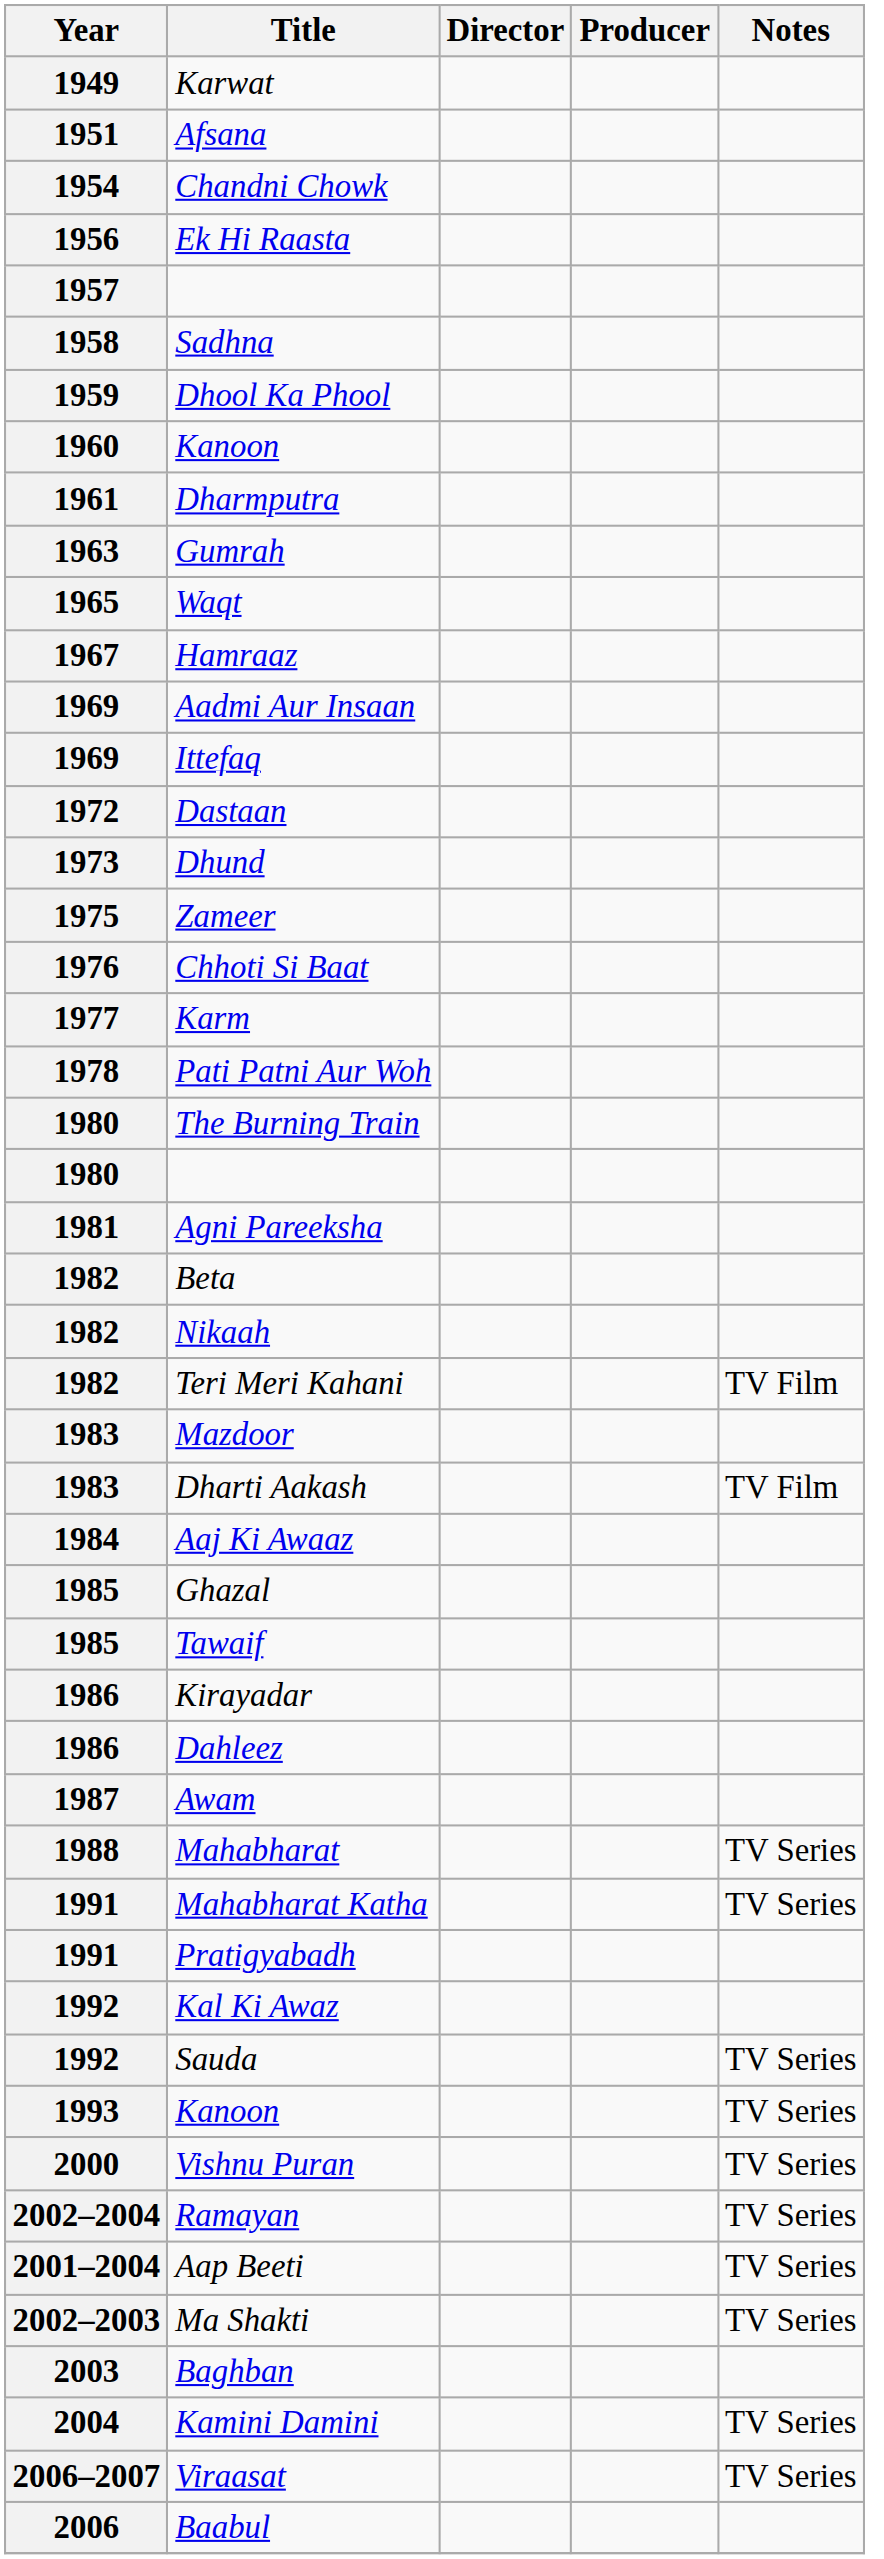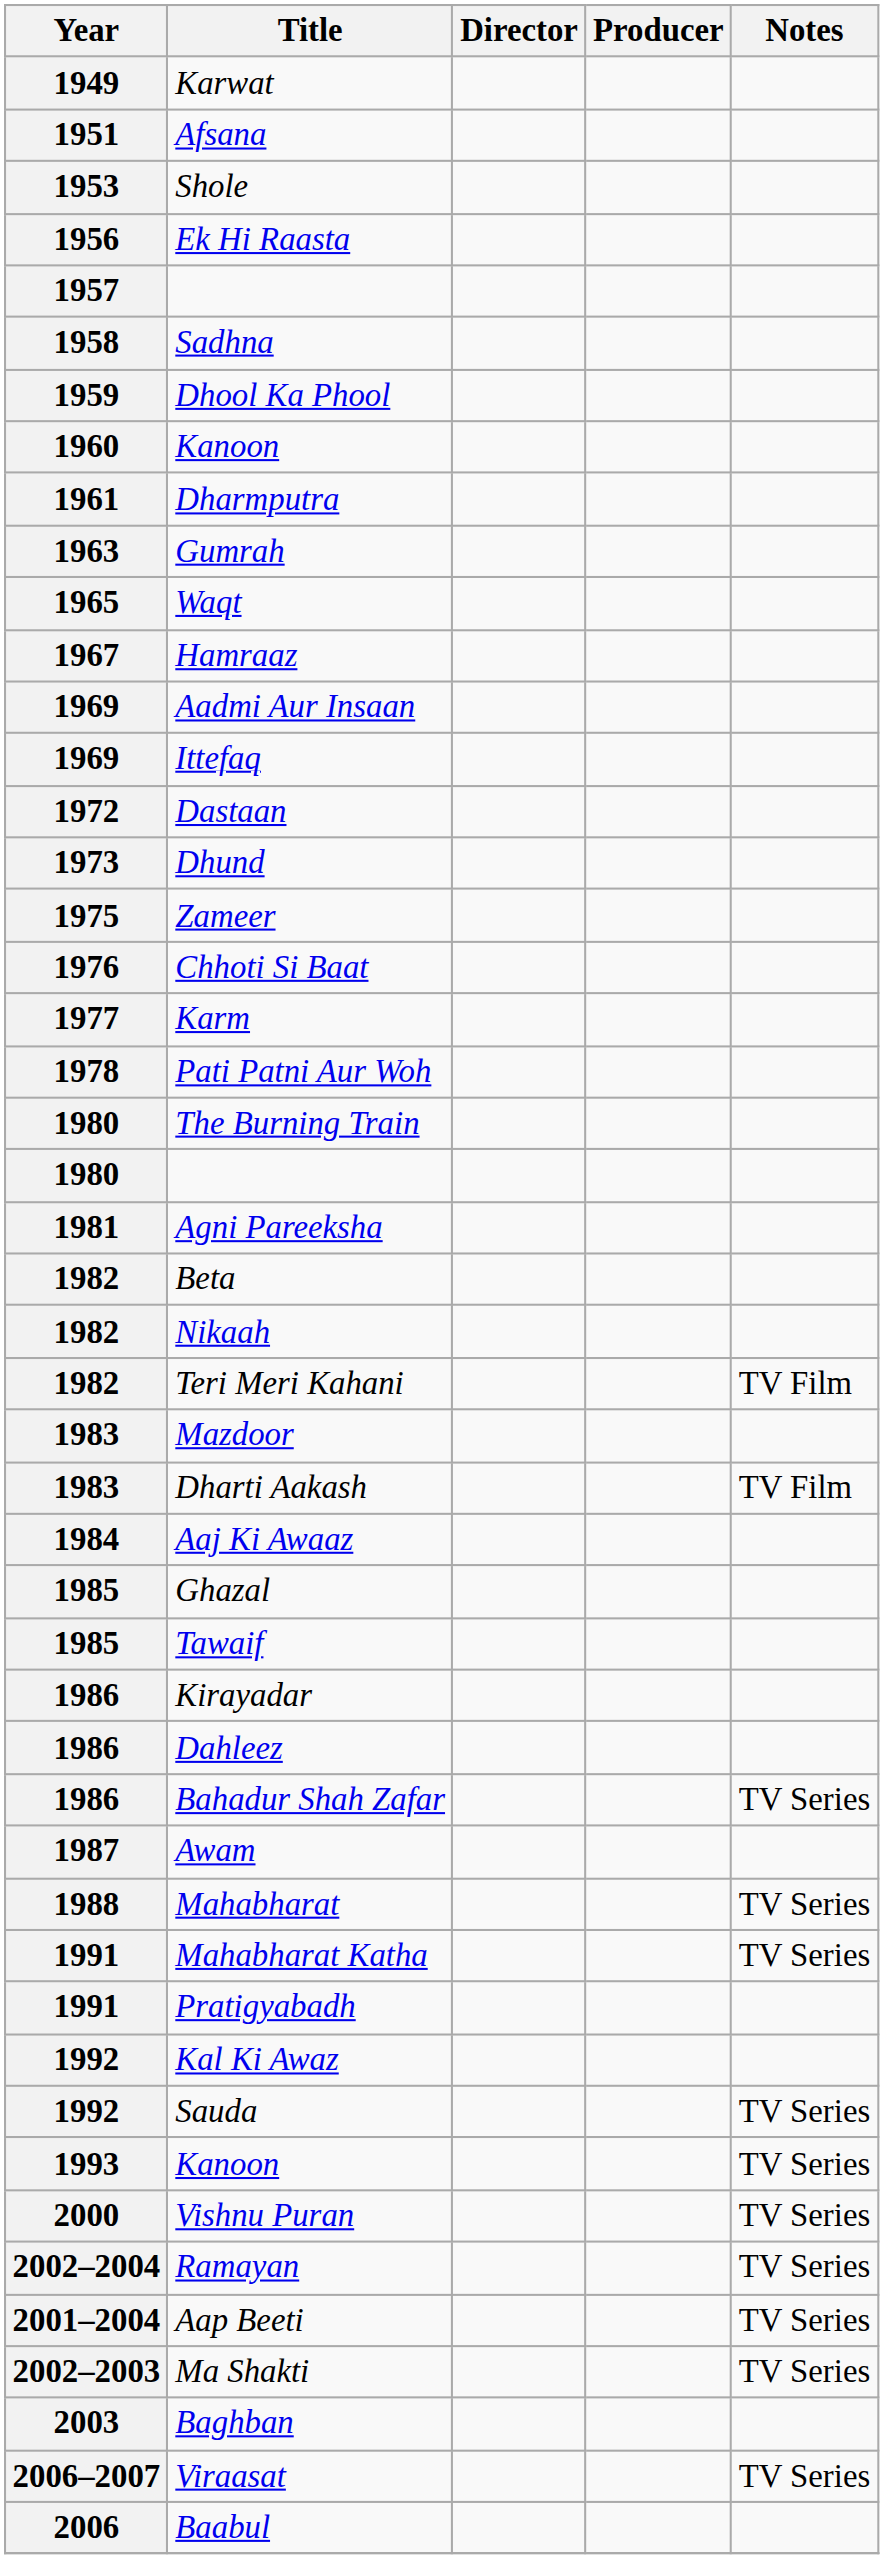+ row: (86, 186)
- row: (86, 186)
+ row: (86, 1799)
- row: (86, 2423)
